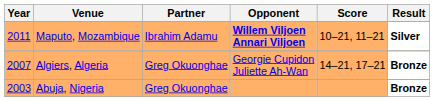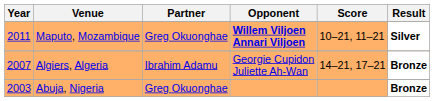(181, 36) Ibrahim Adamu -> (186, 36) Greg Okuonghae
(186, 65) Greg Okuonghae -> (181, 65) Ibrahim Adamu
